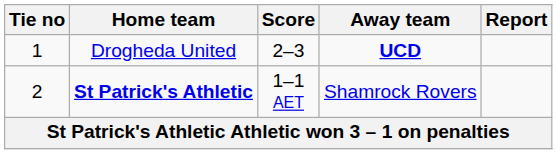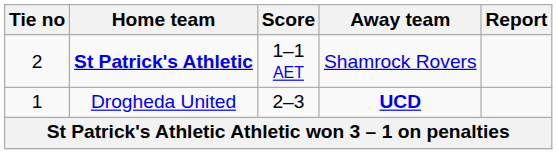rows swapped: (163, 50) <-> (163, 91)
